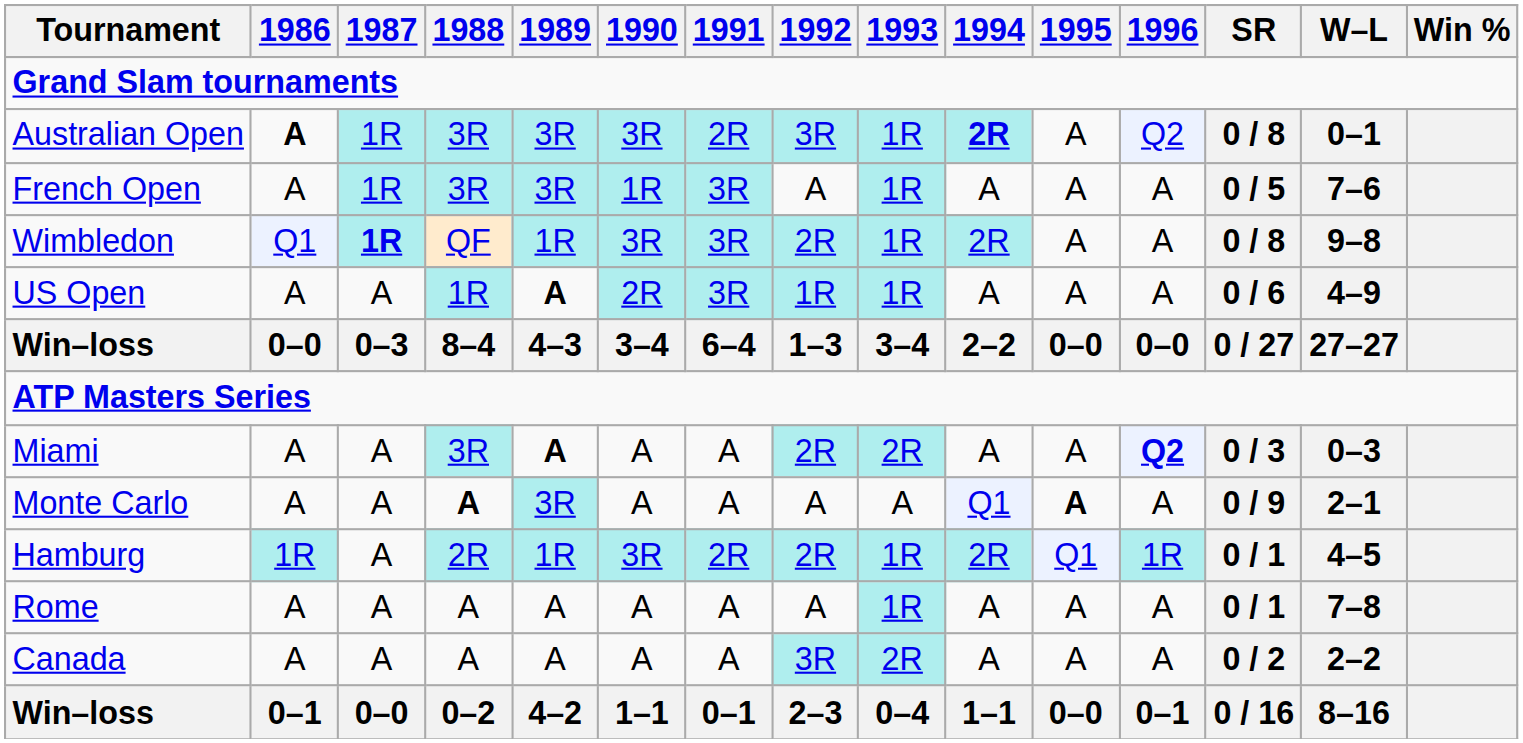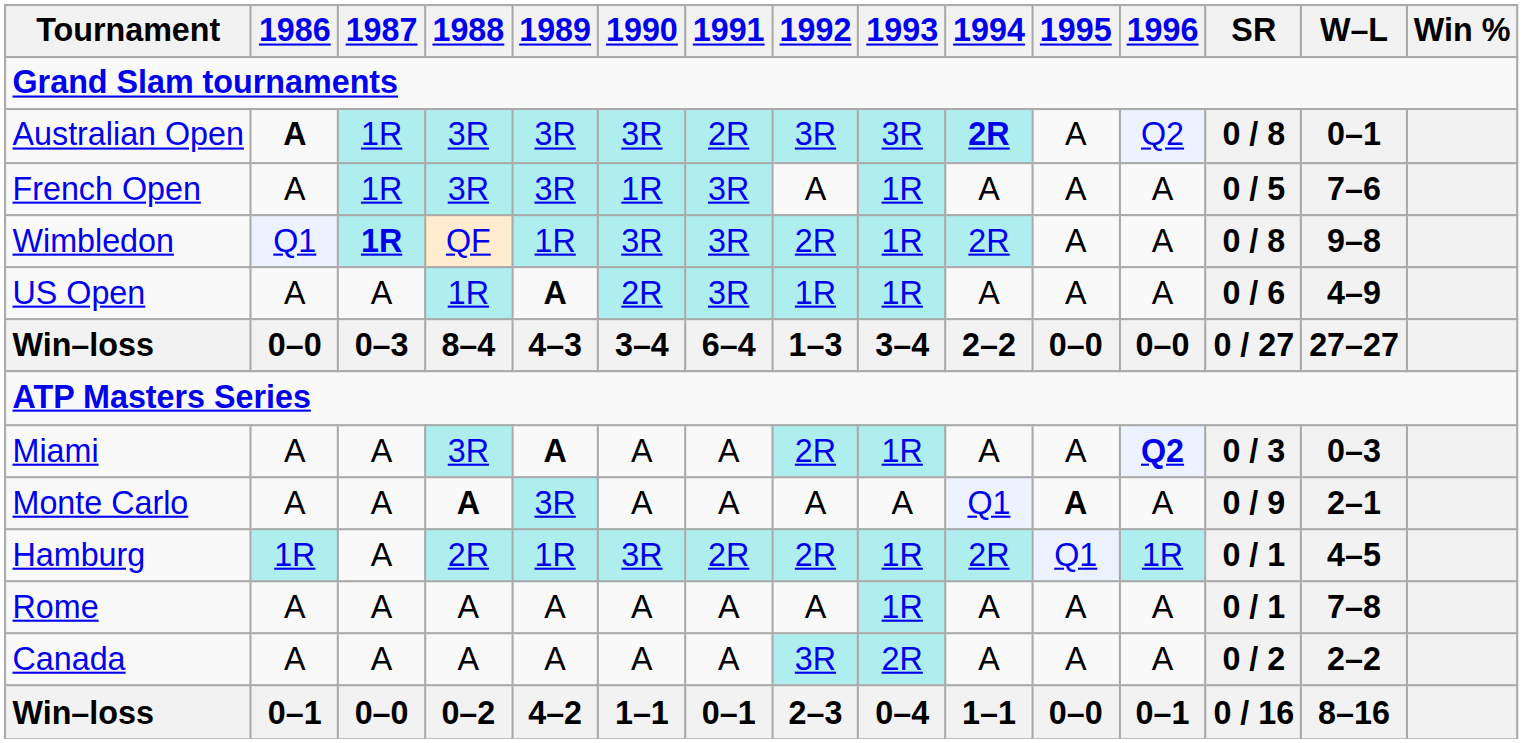(902, 134) 1R -> (902, 134) 3R
(902, 449) 2R -> (902, 449) 1R
